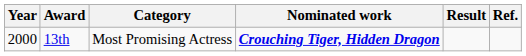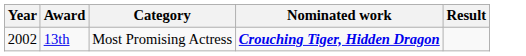- column: (506, 16)
(22, 39) 2000 -> (22, 39) 2002
